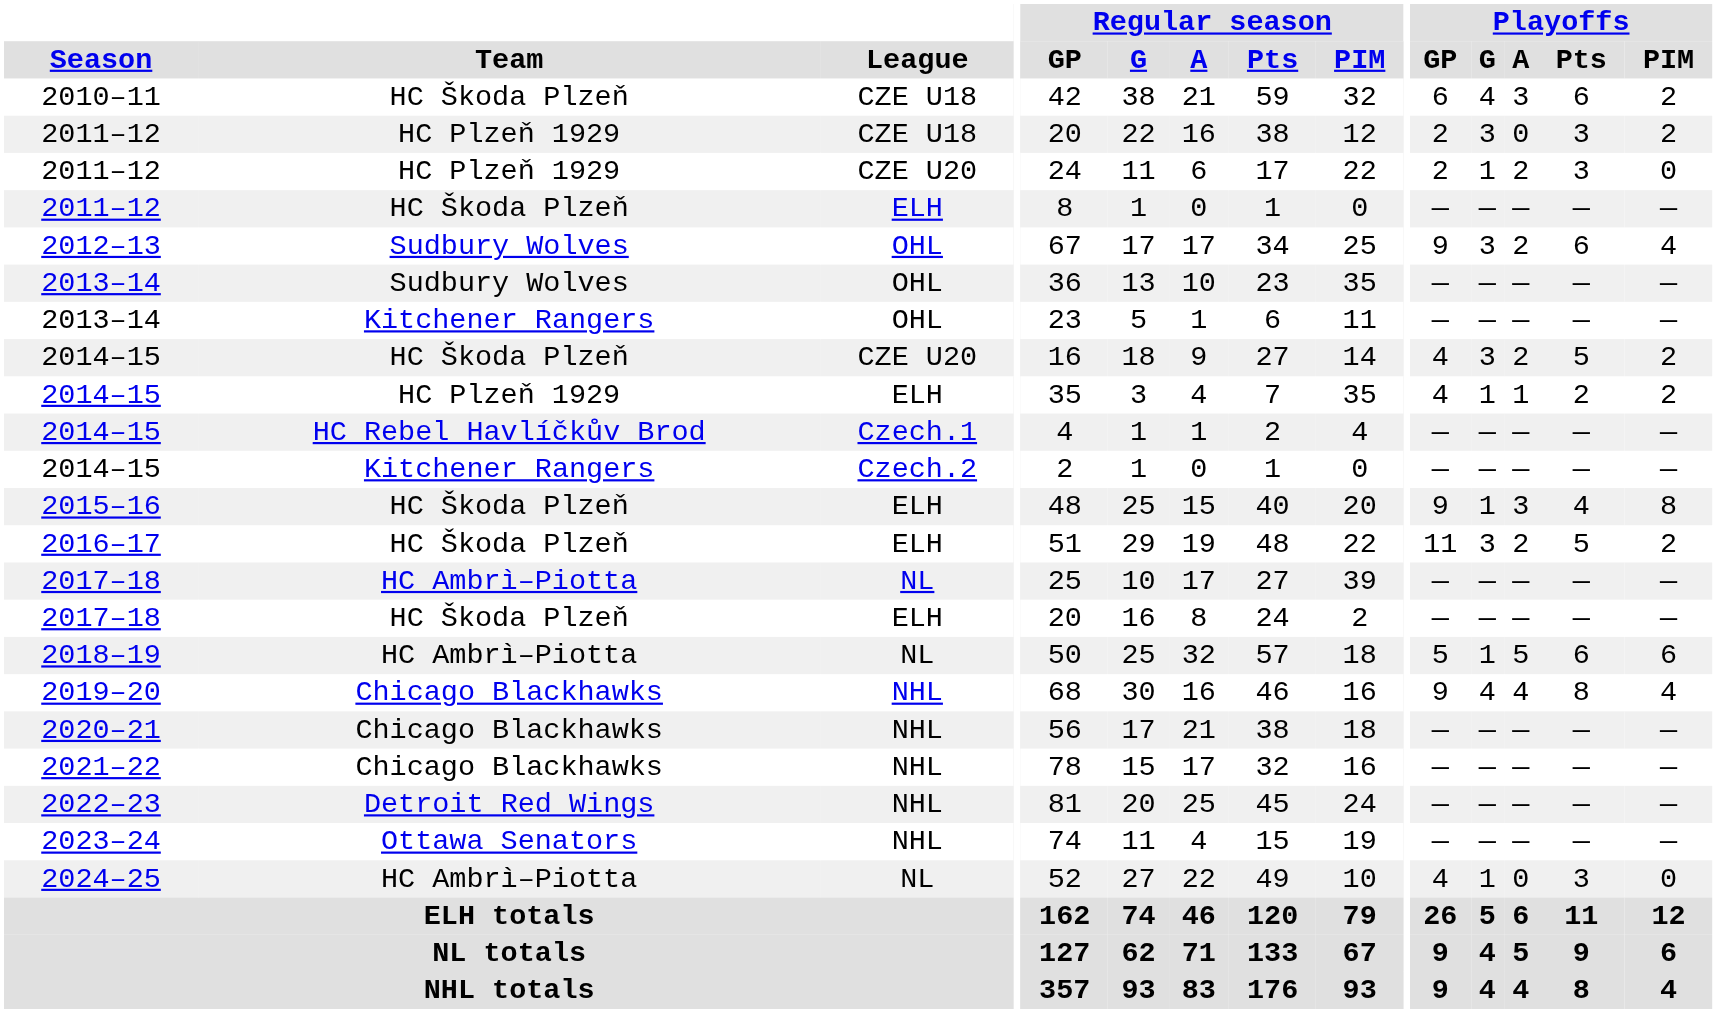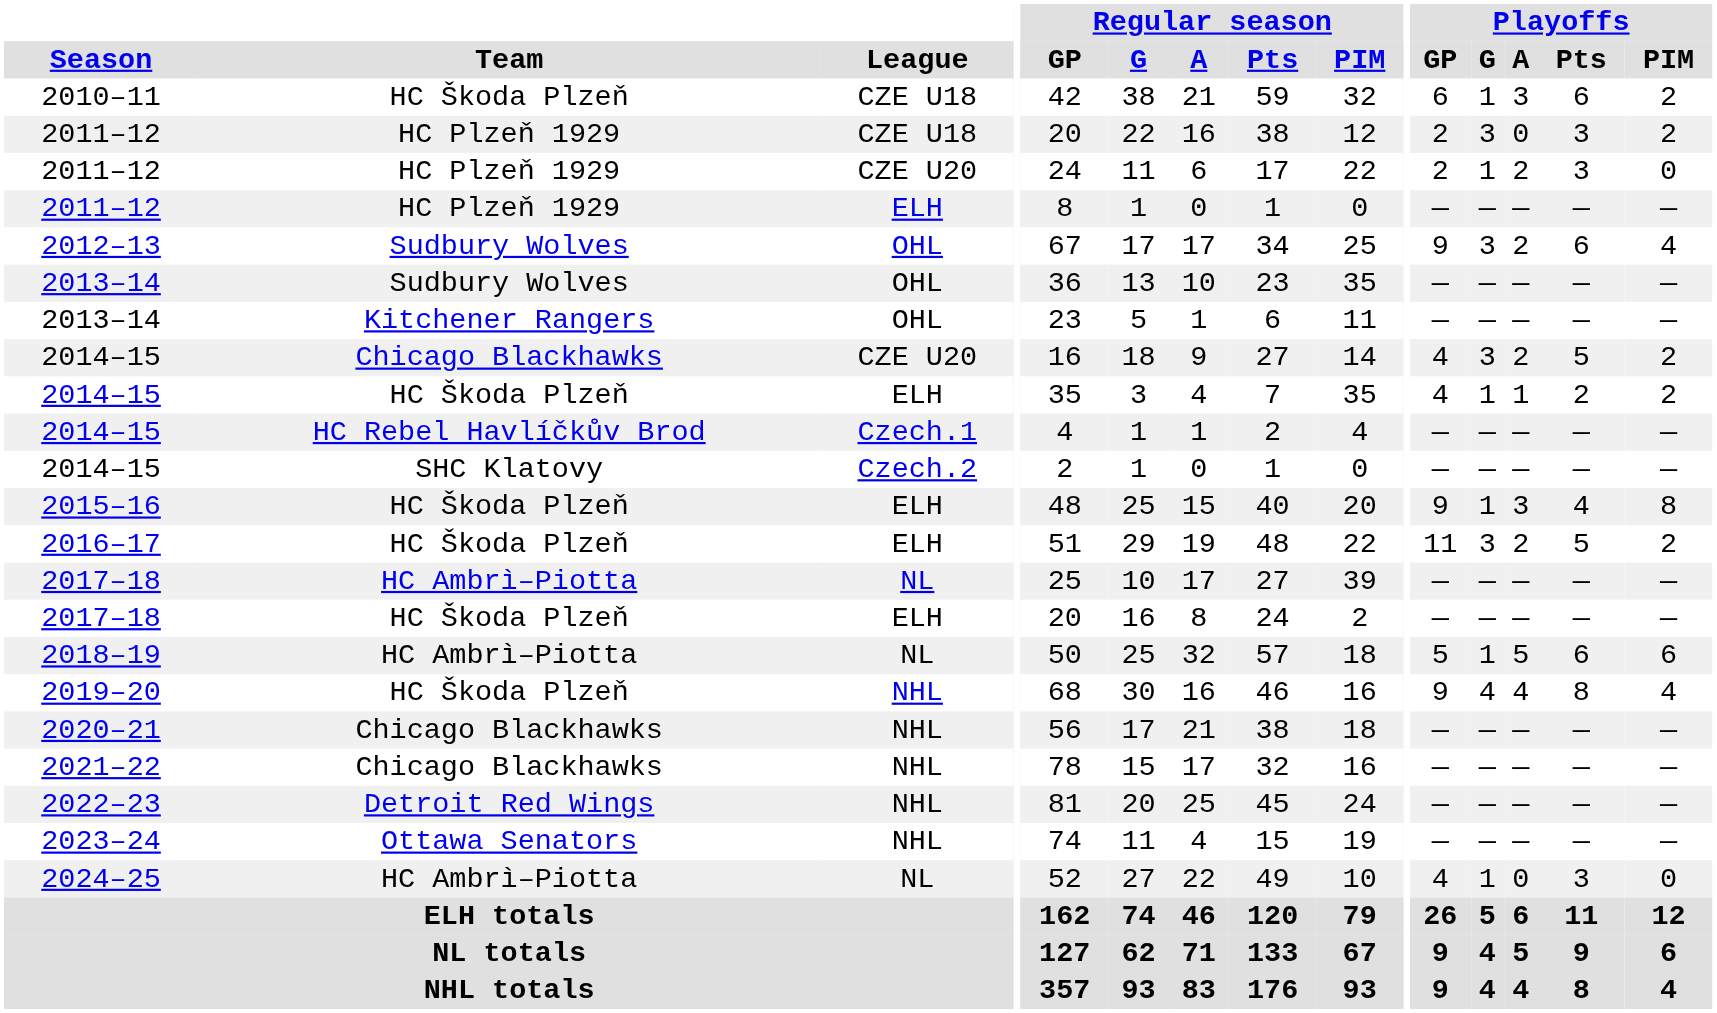(1487, 97) 4 -> (1487, 97) 1
(509, 209) HC Škoda Plzeň -> (509, 209) HC Plzeň 1929
(509, 358) HC Škoda Plzeň -> (509, 358) Chicago Blackhawks
(509, 395) HC Plzeň 1929 -> (509, 395) HC Škoda Plzeň
(509, 469) Kitchener Rangers -> (509, 469) SHC Klatovy
(509, 693) Chicago Blackhawks -> (509, 693) HC Škoda Plzeň
